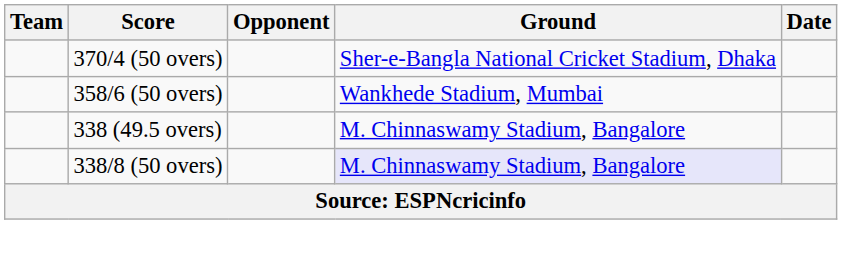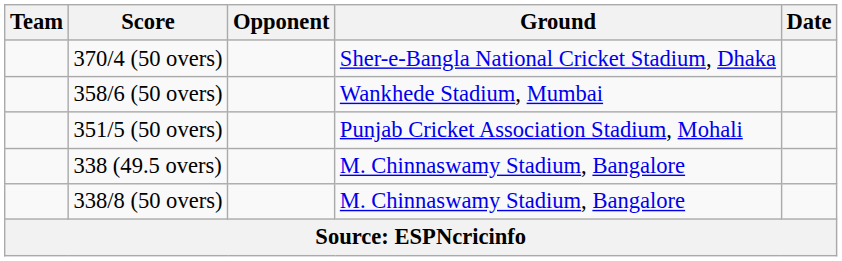+ row: (148, 129)
(512, 165) lavender background -> (512, 201) no background
